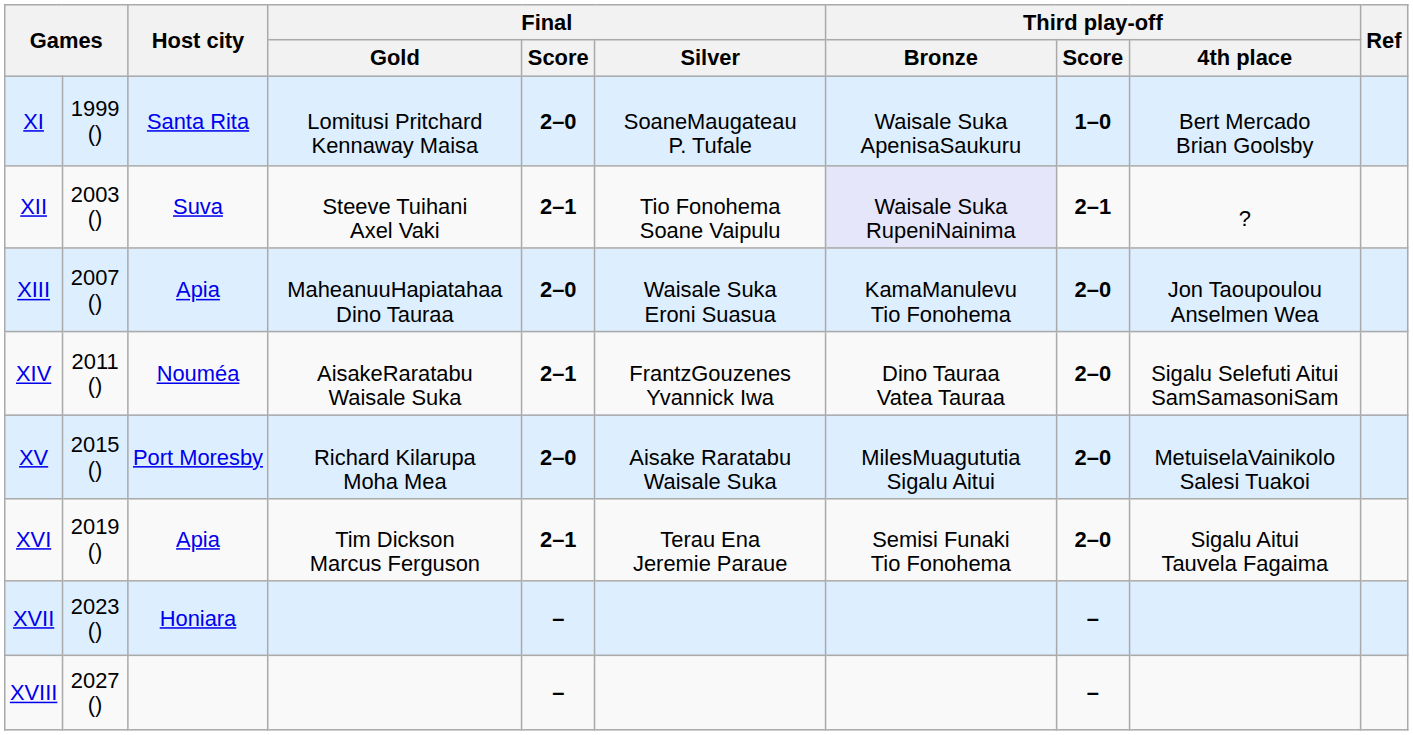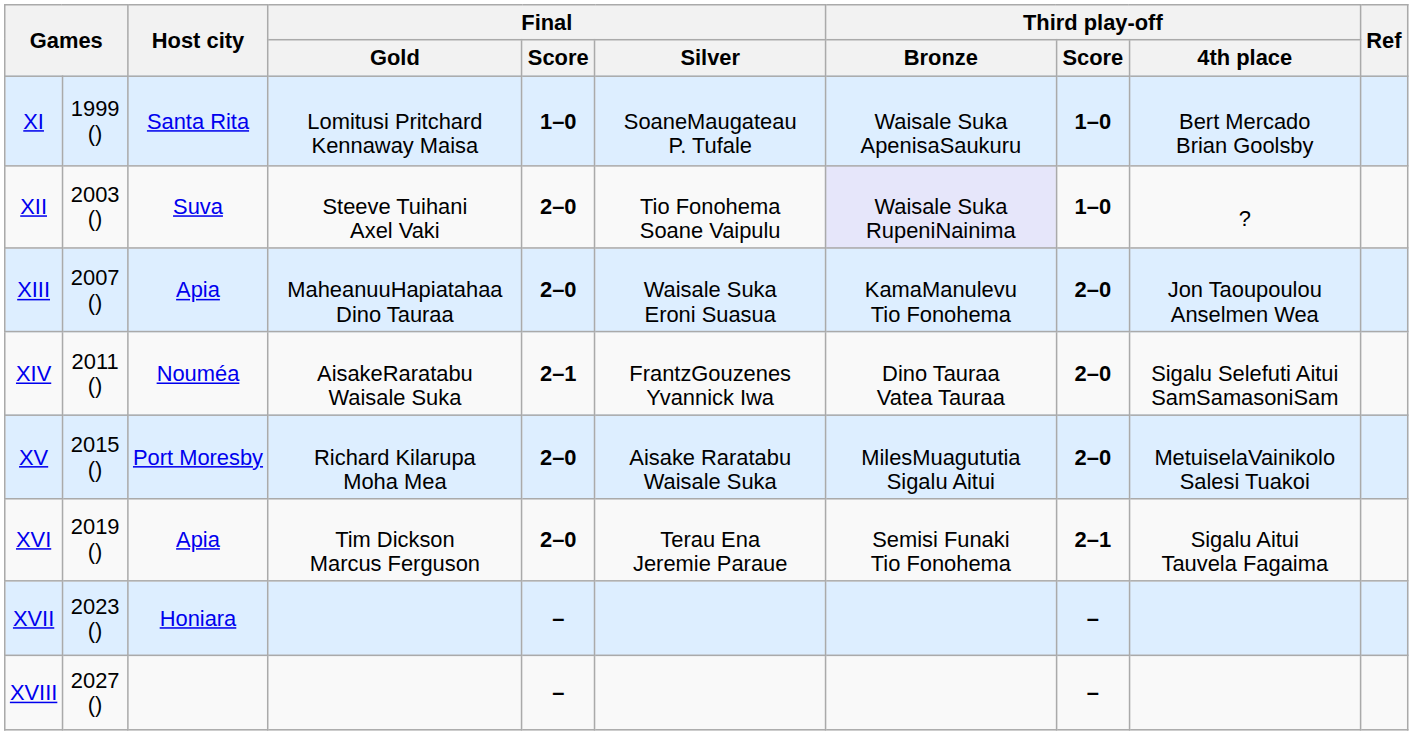(558, 121) 2–0 -> (558, 121) 1–0
(558, 207) 2–1 -> (558, 207) 2–0
(1093, 207) 2–1 -> (1093, 207) 1–0
(558, 540) 2–1 -> (558, 540) 2–0
(1093, 540) 2–0 -> (1093, 540) 2–1
